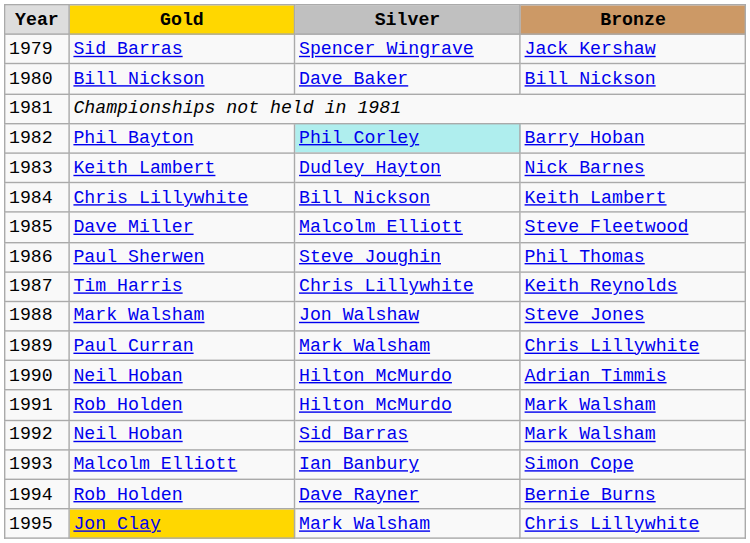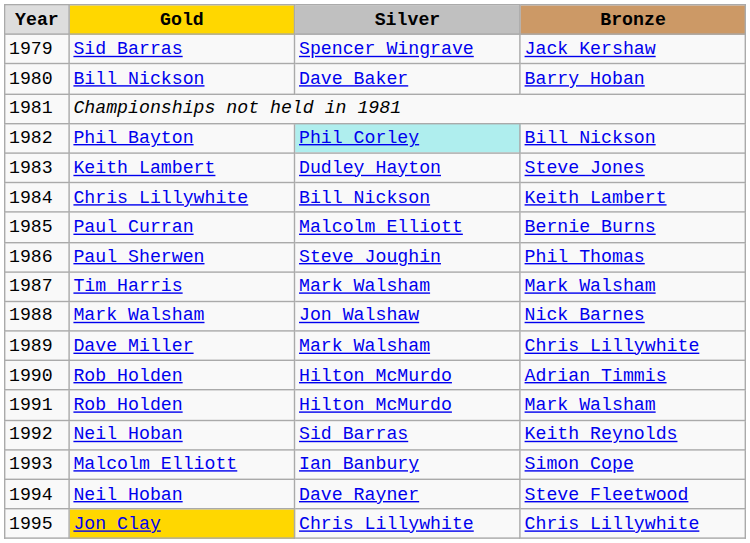(590, 79) Bill Nickson -> (585, 79) Barry Hoban
(585, 138) Barry Hoban -> (590, 138) Bill Nickson
(585, 168) Nick Barnes -> (585, 168) Steve Jones
(134, 227) Dave Miller -> (134, 227) Paul Curran
(607, 227) Steve Fleetwood -> (590, 227) Bernie Burns
(386, 286) Chris Lillywhite -> (365, 286) Mark Walsham
(601, 286) Keith Reynolds -> (590, 286) Mark Walsham
(585, 316) Steve Jones -> (585, 316) Nick Barnes
(134, 346) Paul Curran -> (134, 346) Dave Miller
(128, 375) Neil Hoban -> (128, 375) Rob Holden
(590, 435) Mark Walsham -> (601, 435) Keith Reynolds
(128, 494) Rob Holden -> (128, 494) Neil Hoban
(590, 494) Bernie Burns -> (607, 494) Steve Fleetwood
(365, 524) Mark Walsham -> (386, 524) Chris Lillywhite
